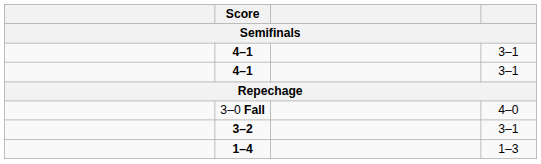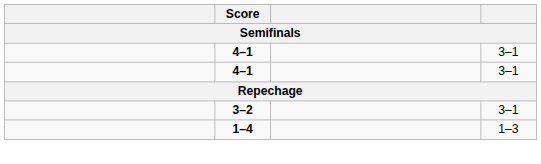- row: (243, 110)
